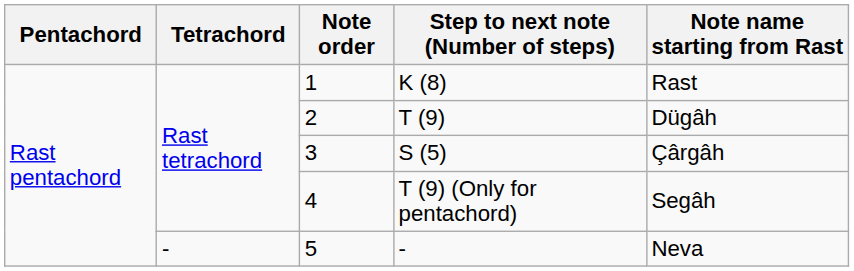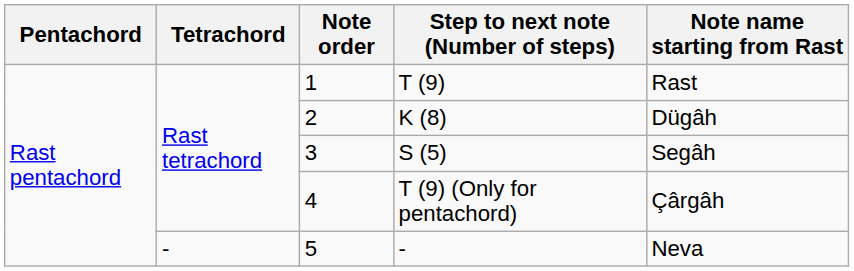(423, 82) K (8) -> (422, 82) T (9)
(422, 117) T (9) -> (423, 117) K (8)
(688, 152) Çârgâh -> (684, 152) Segâh
(684, 200) Segâh -> (688, 200) Çârgâh
